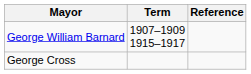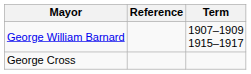columns swapped: (157, 13) <-> (217, 13)
